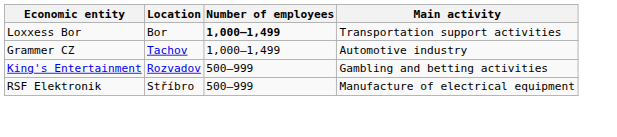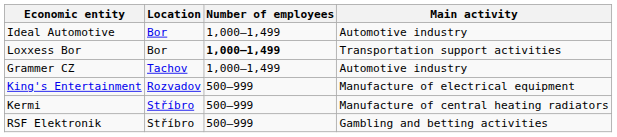+ row: (61, 32)
(444, 68) Gambling and betting activities -> (457, 86) Manufacture of electrical equipment
+ row: (24, 105)
(457, 86) Manufacture of electrical equipment -> (444, 123) Gambling and betting activities
